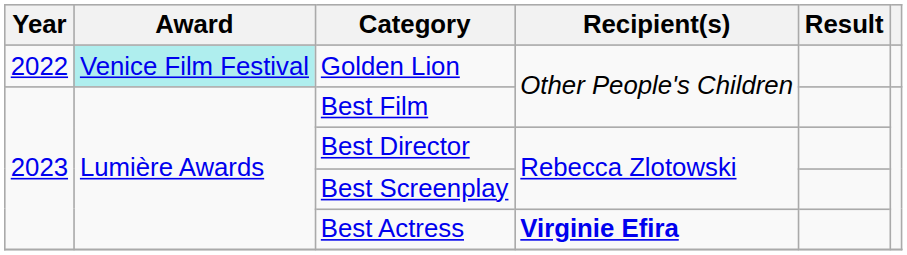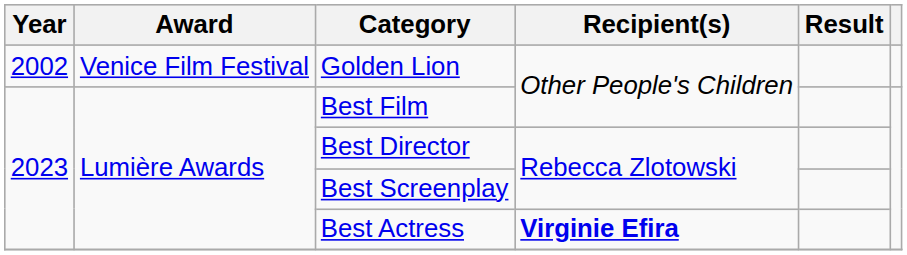(39, 65) 2022 -> (39, 65) 2002
(194, 65) paleturquoise background -> (194, 65) no background
